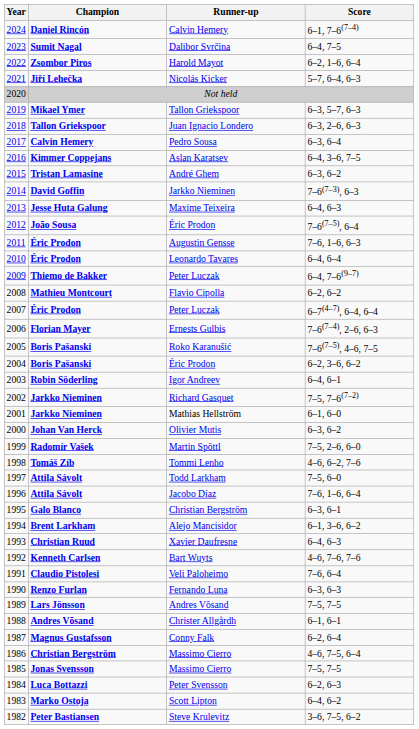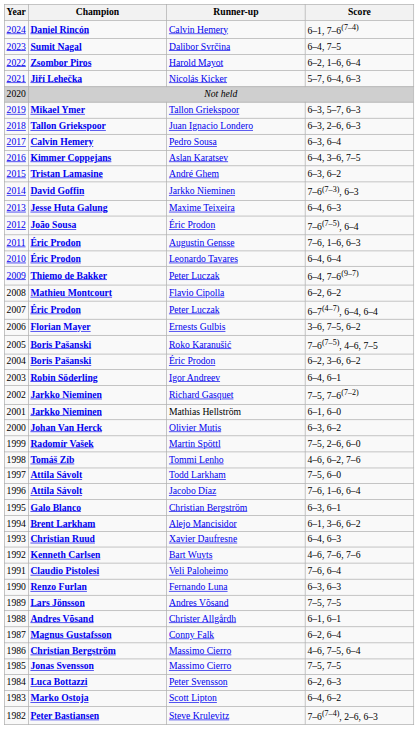(343, 329) 7–6(7–4), 2–6, 6–3 -> (334, 327) 3–6, 7–5, 6–2
(334, 717) 3–6, 7–5, 6–2 -> (343, 716) 7–6(7–4), 2–6, 6–3
